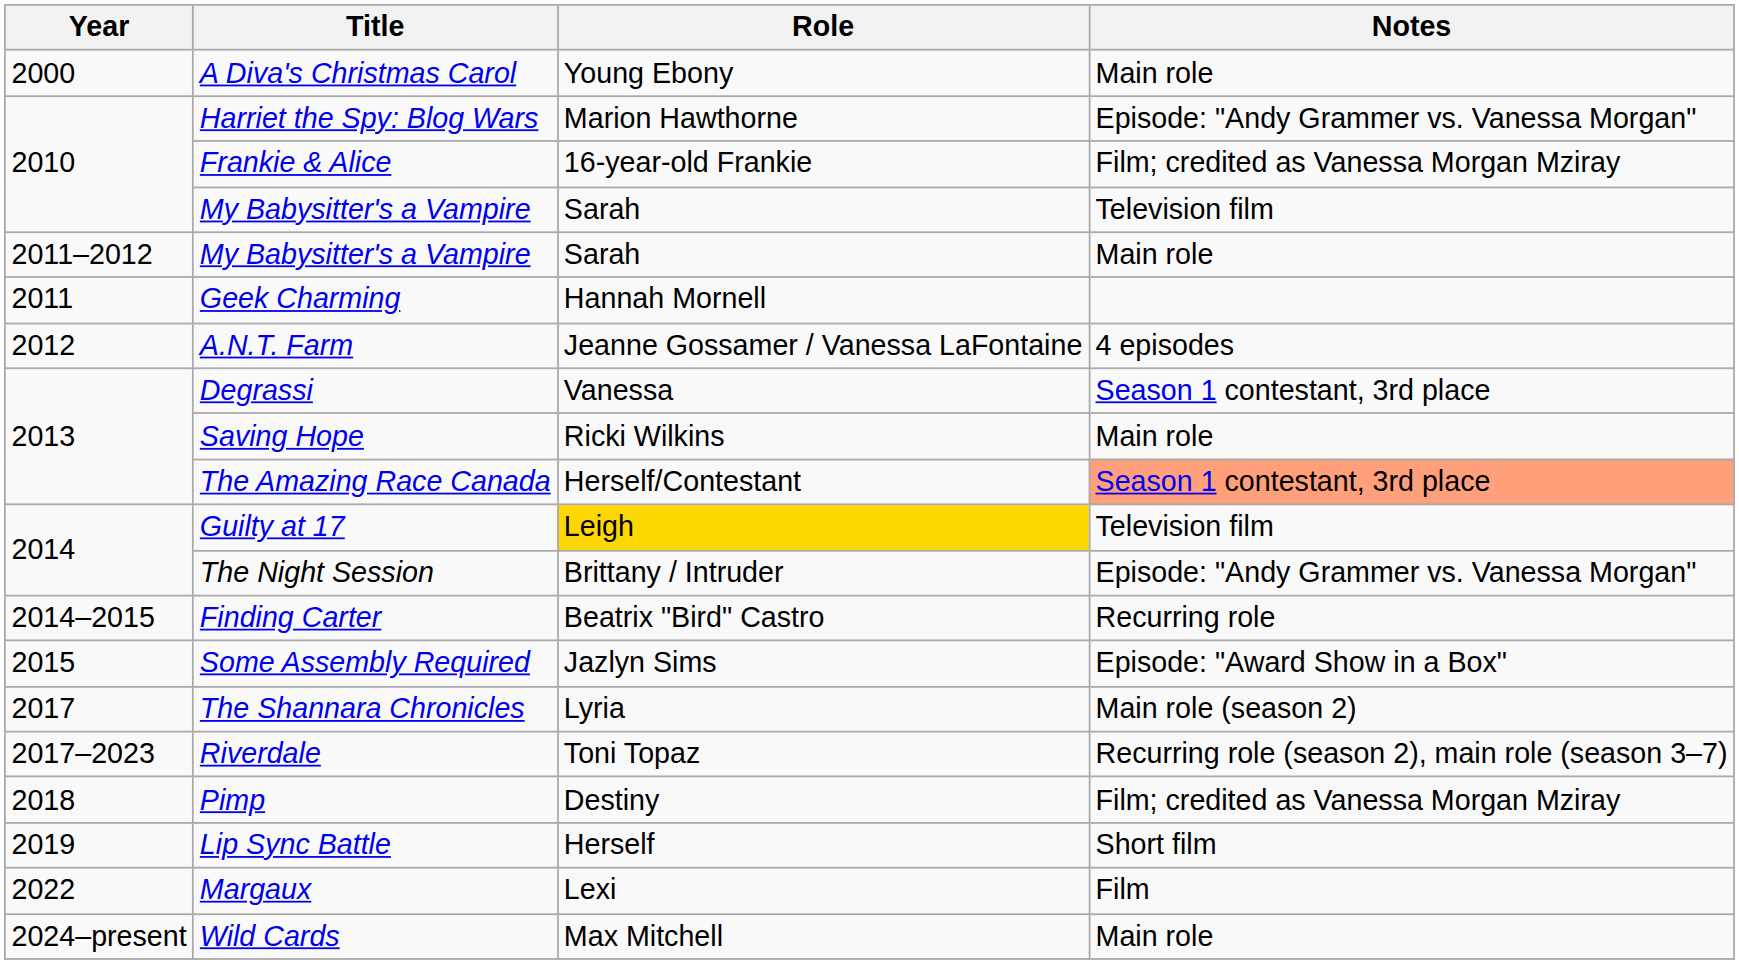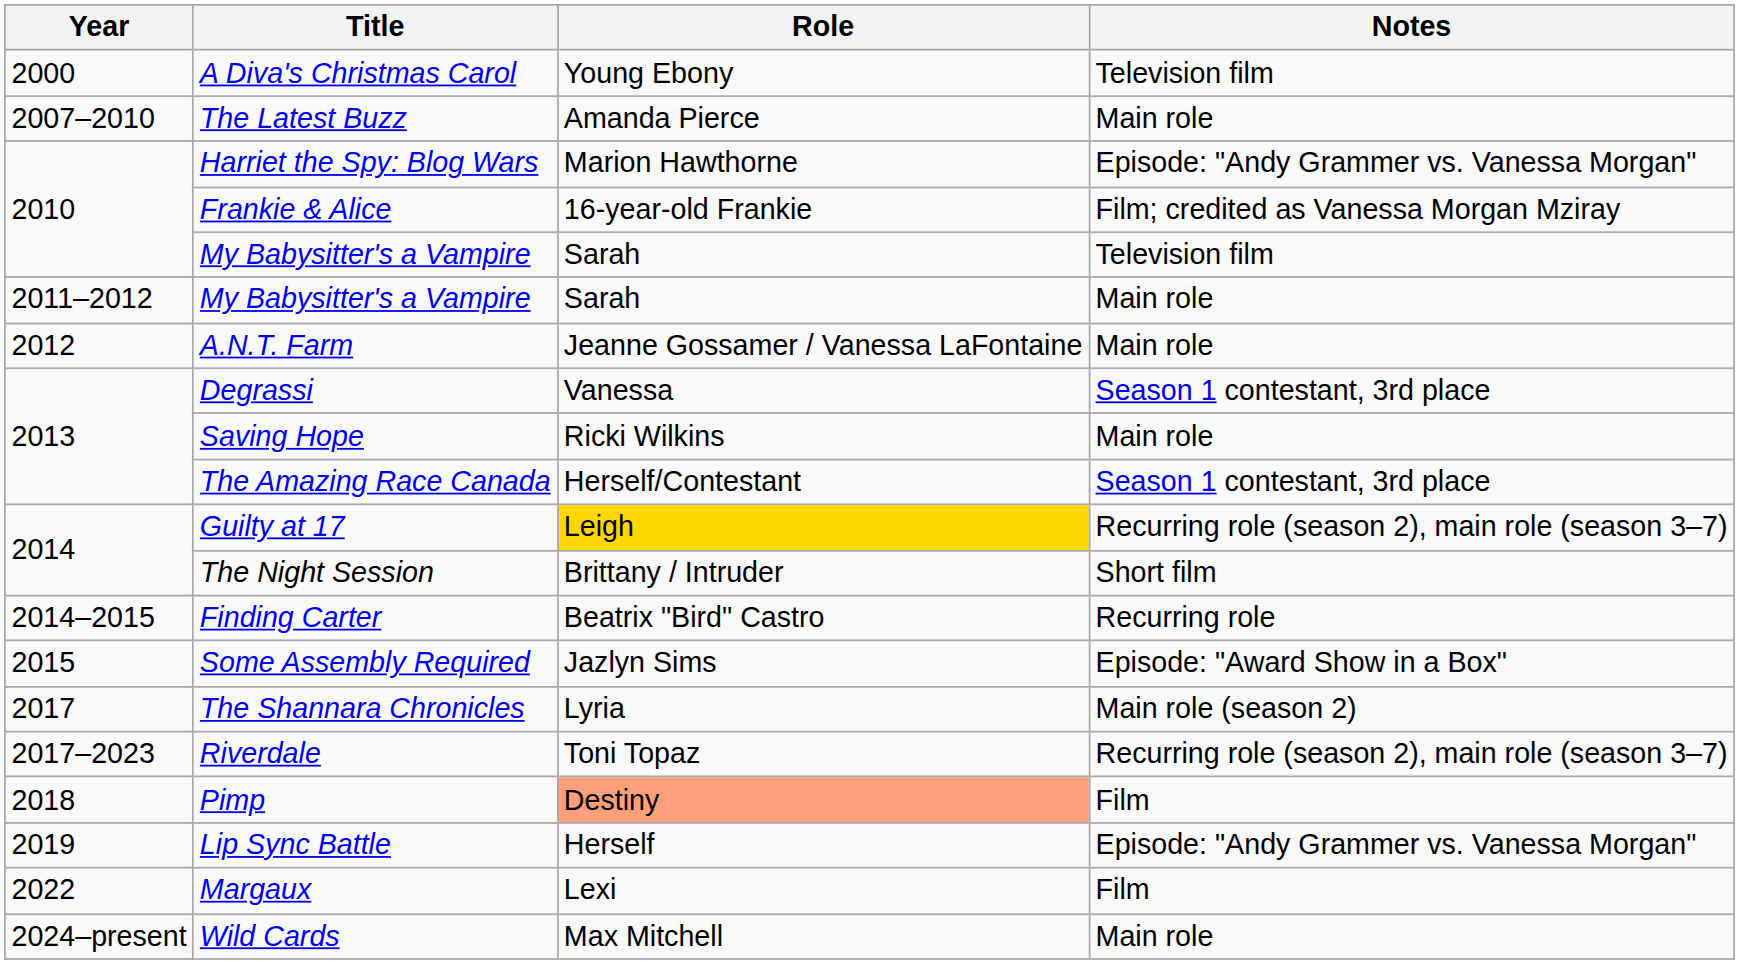(1154, 72) Main role -> (1185, 72) Television film
+ row: (83, 118)
- row: (42, 299)
(1165, 345) 4 episodes -> (1154, 345) Main role
(1293, 481) lightsalmon background -> (1293, 481) no background
(1185, 526) Television film -> (1412, 526) Recurring role (season 2), main role (season 3–7)
(1396, 572) Episode: "Andy Grammer vs. Vanessa Morgan" -> (1156, 572) Short film
(612, 799) no background -> (612, 799) lightsalmon background
(1358, 799) Film; credited as Vanessa Morgan Mziray -> (1123, 799) Film
(1156, 844) Short film -> (1396, 844) Episode: "Andy Grammer vs. Vanessa Morgan"
